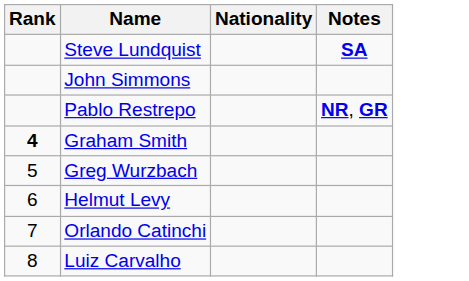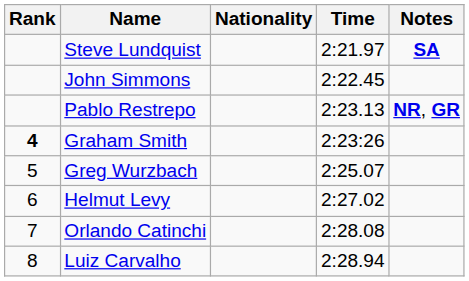+ column: (353, 19)
